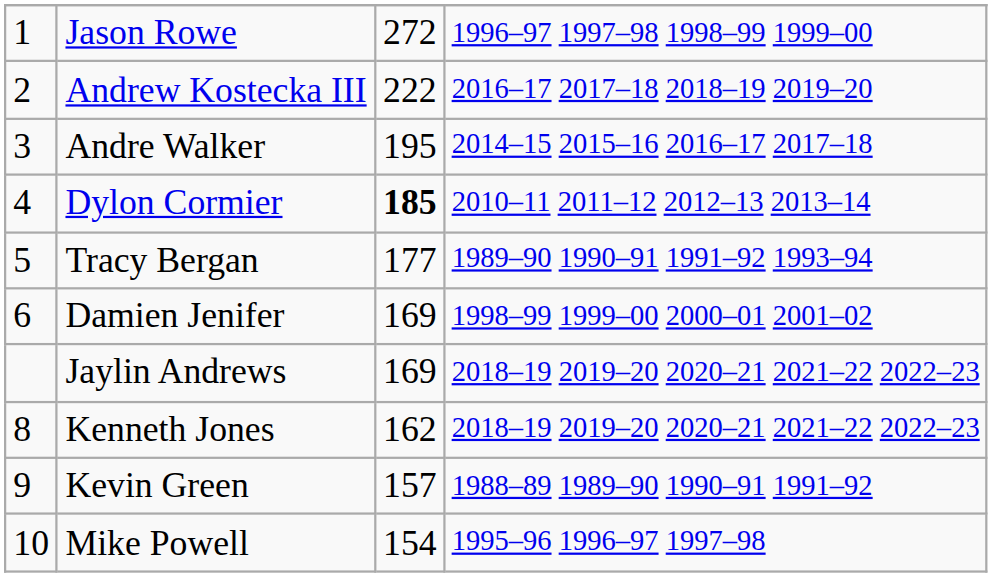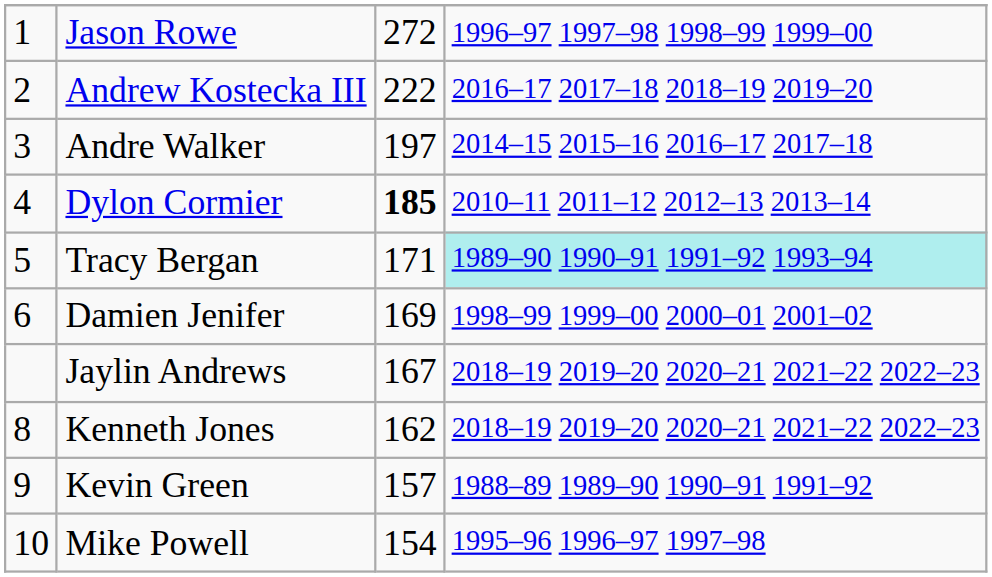(410, 145) 195 -> (410, 145) 197
(410, 259) 177 -> (410, 259) 171
(662, 259) no background -> (662, 259) paleturquoise background
(410, 372) 169 -> (410, 372) 167
